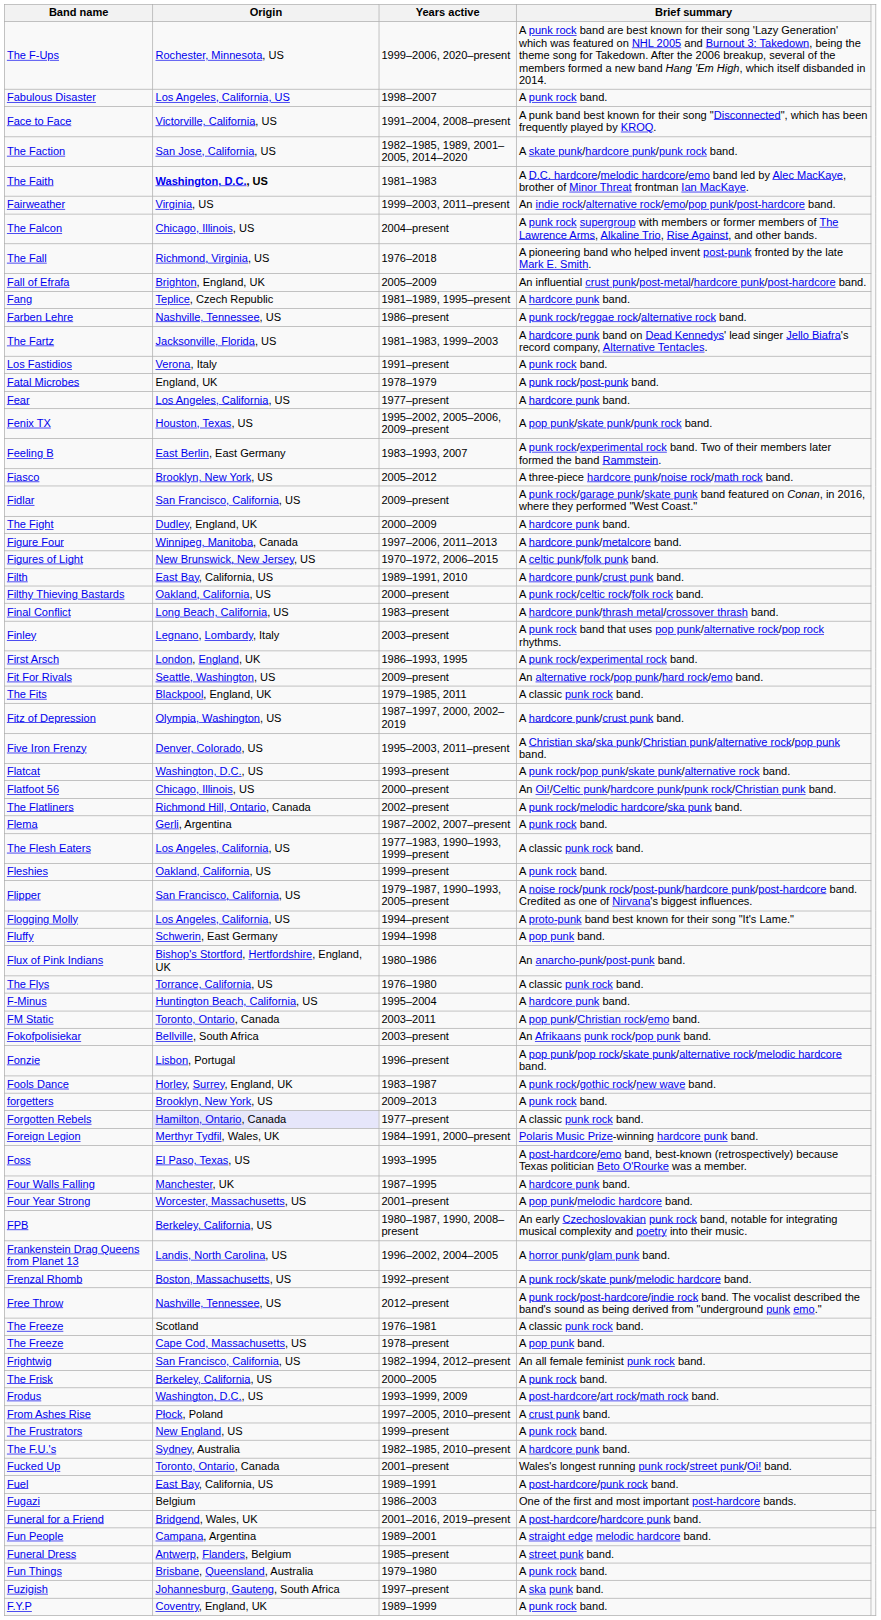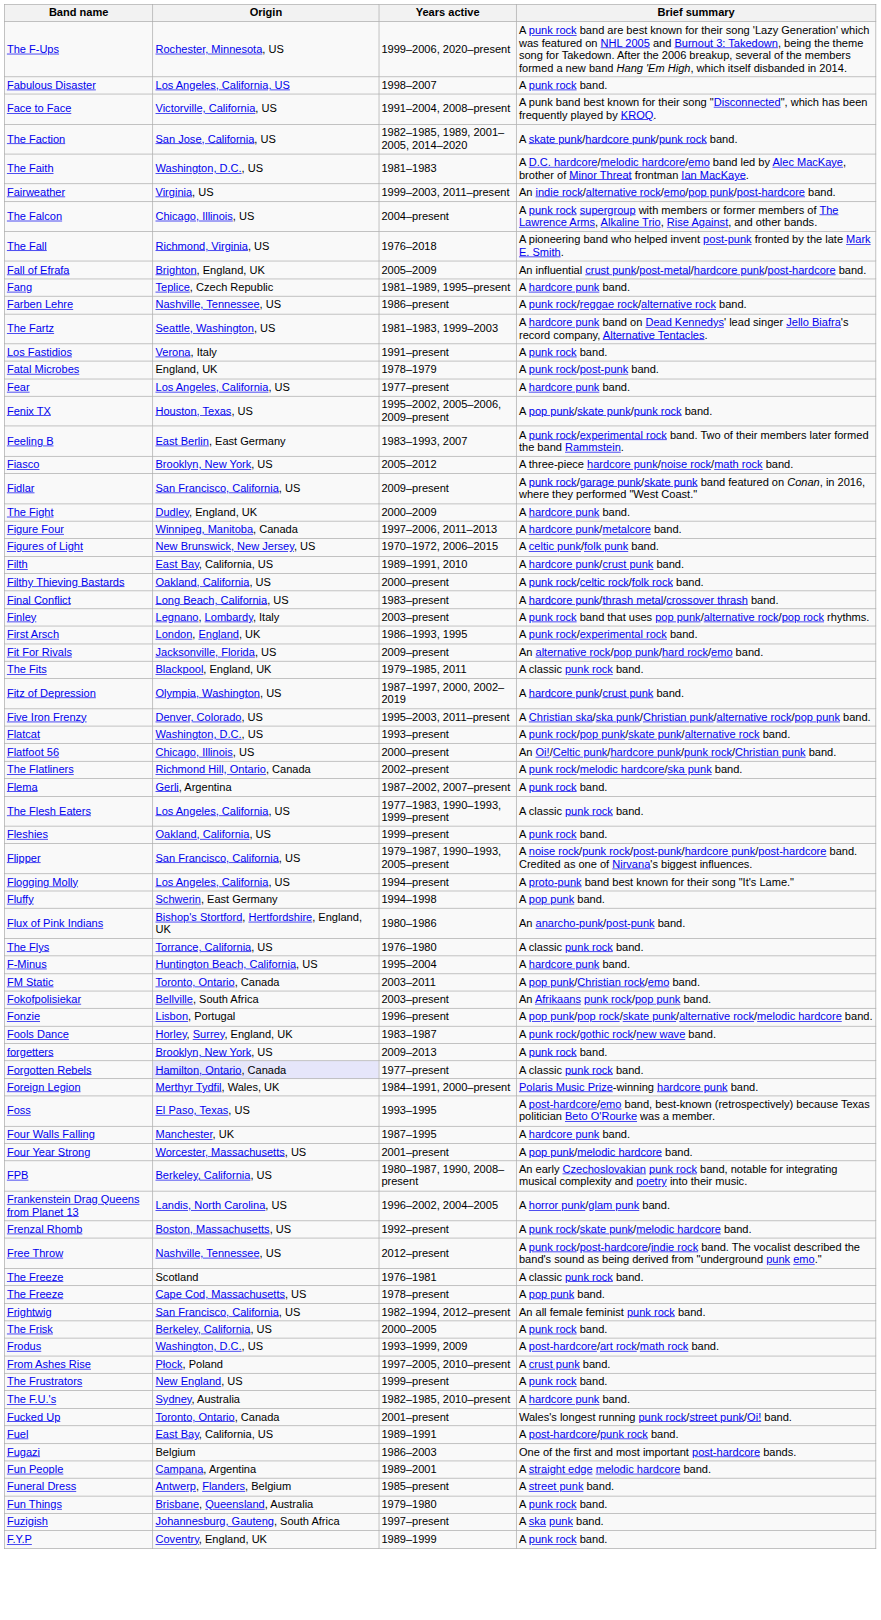(212, 181) bold -> (209, 169) normal
(216, 341) Jacksonville, Florida, US -> (215, 328) Seattle, Washington, US
(215, 677) Seattle, Washington, US -> (216, 652) Jacksonville, Florida, US
- row: (55, 1519)
